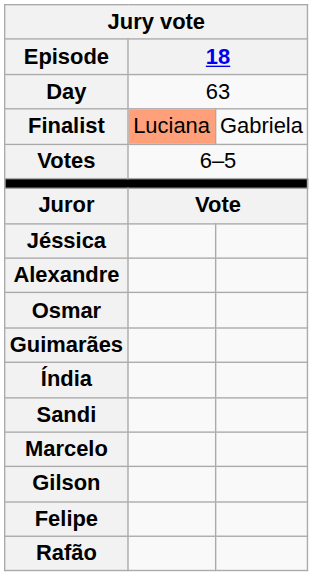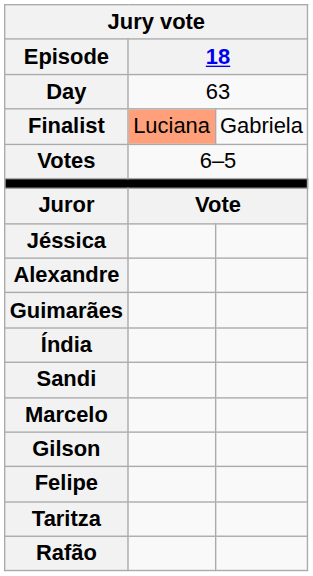- row: (66, 310)
+ row: (66, 518)
